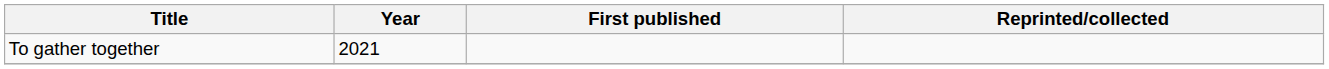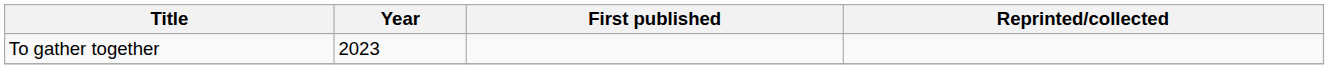(359, 48) 2021 -> (359, 48) 2023
